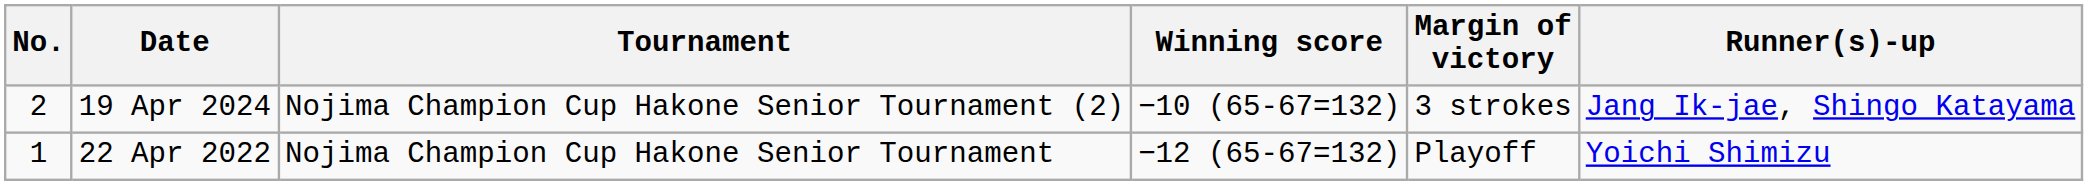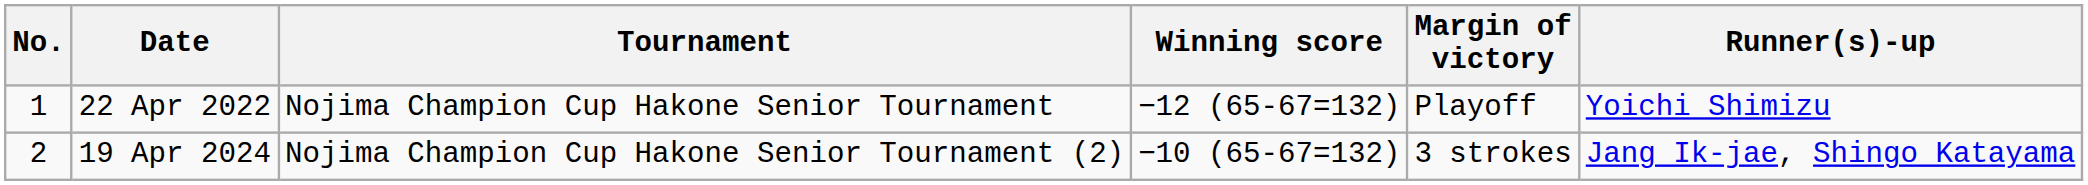rows swapped: (175, 156) <-> (175, 109)
